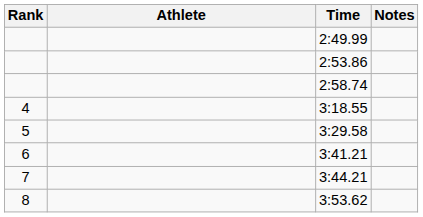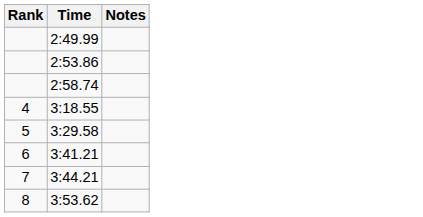- column: (181, 16)
